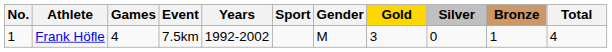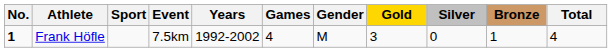columns swapped: (293, 15) <-> (133, 15)
(11, 36) normal -> (11, 36) bold
